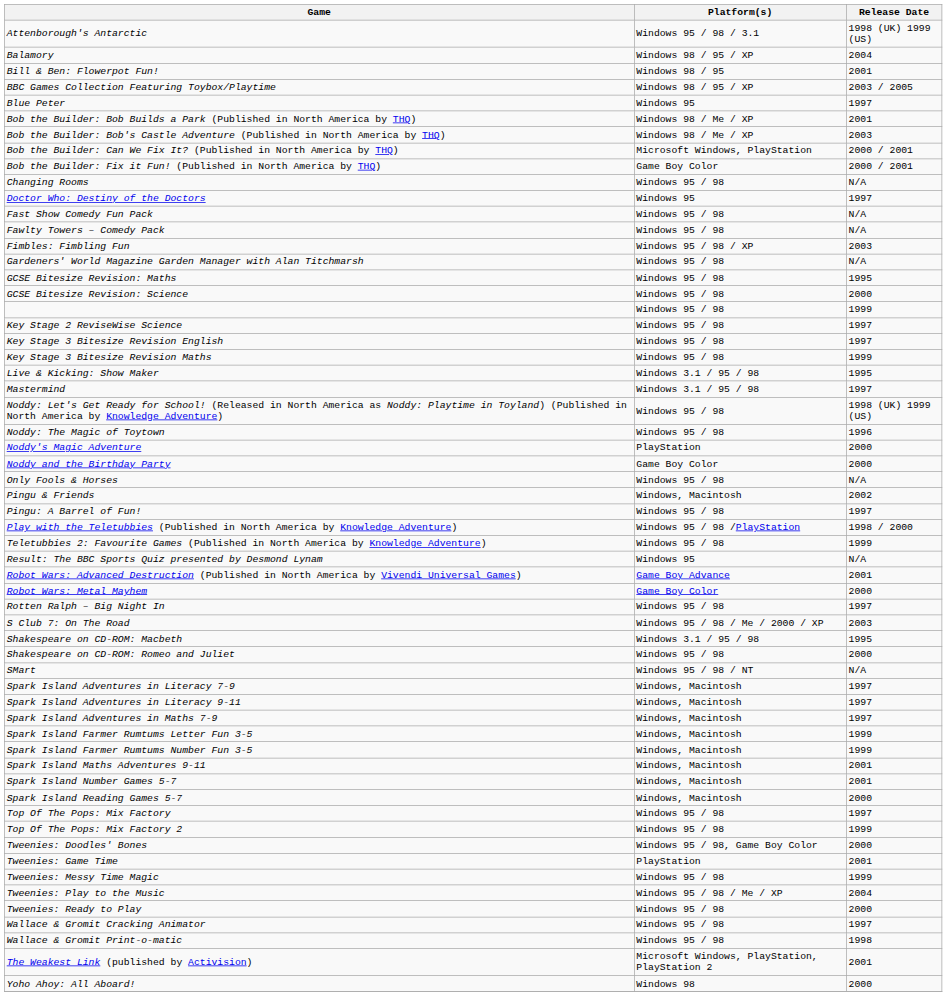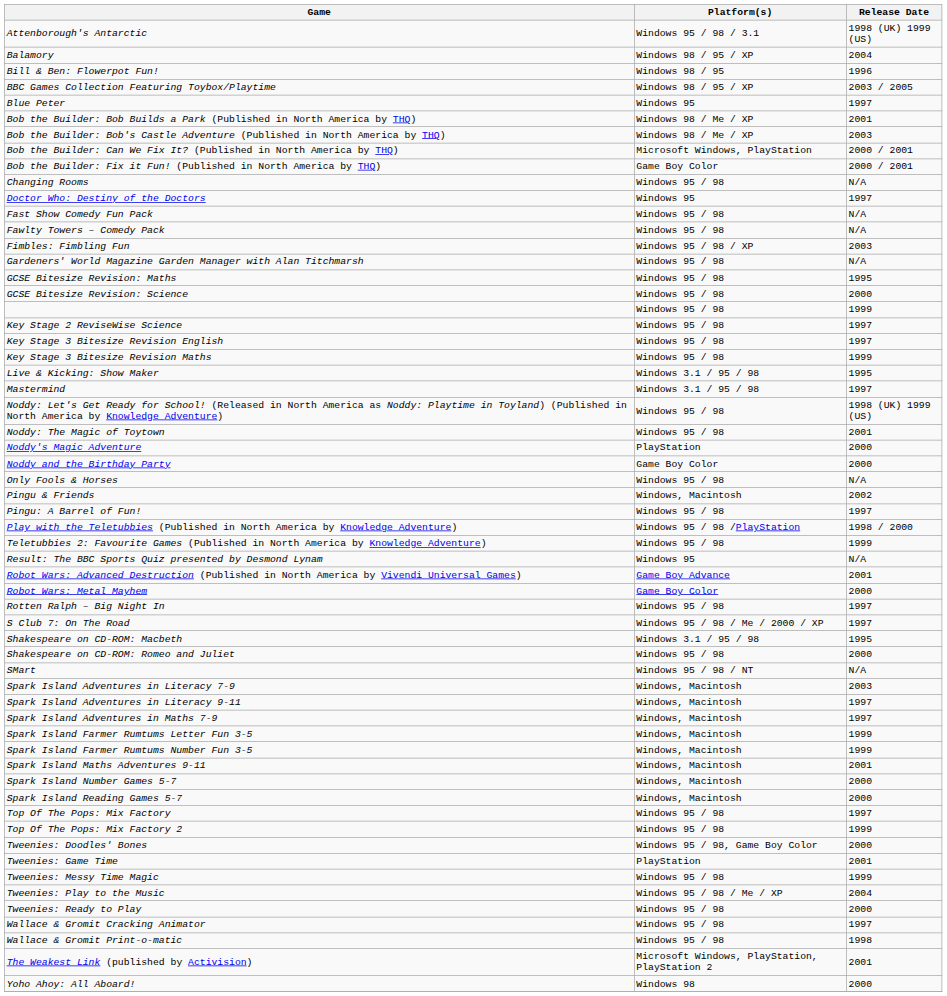(860, 71) 2001 -> (860, 71) 1996
(860, 432) 1996 -> (860, 432) 2001
(860, 623) 2003 -> (860, 623) 1997
(860, 686) 1997 -> (860, 686) 2003
(860, 782) 2001 -> (860, 782) 2000
